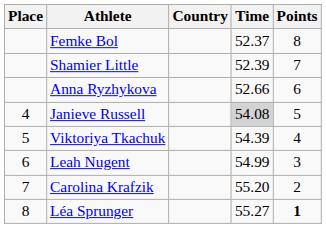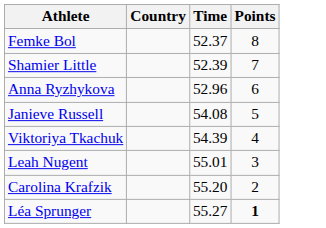- column: (26, 16)
(252, 89) 52.66 -> (210, 89) 52.96
(252, 114) lightgrey background -> (210, 114) no background
(252, 162) 54.99 -> (210, 162) 55.01
